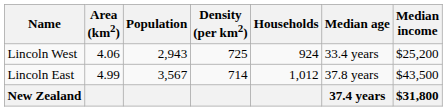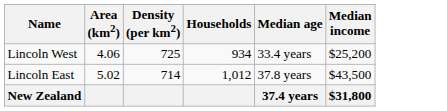- column: (157, 24)
(309, 54) 924 -> (241, 54) 934
(108, 74) 4.99 -> (108, 74) 5.02
